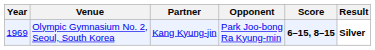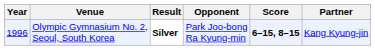columns swapped: (184, 12) <-> (354, 12)
(17, 33) 1969 -> (17, 33) 1996
